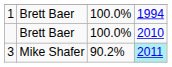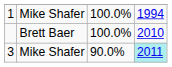(47, 14) Brett Baer -> (52, 14) Mike Shafer
(107, 52) 90.2% -> (107, 52) 90.0%
